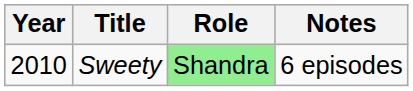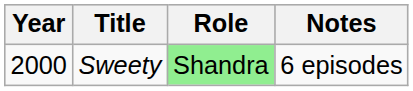(39, 64) 2010 -> (39, 64) 2000
